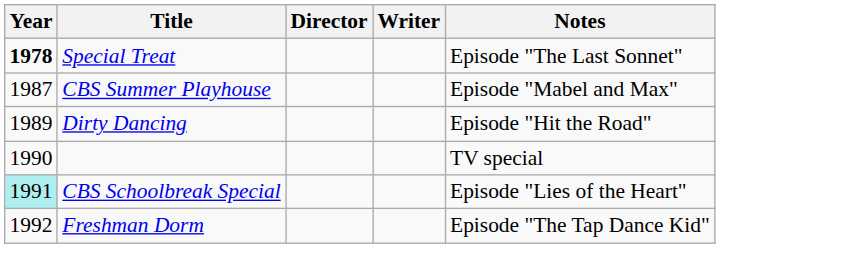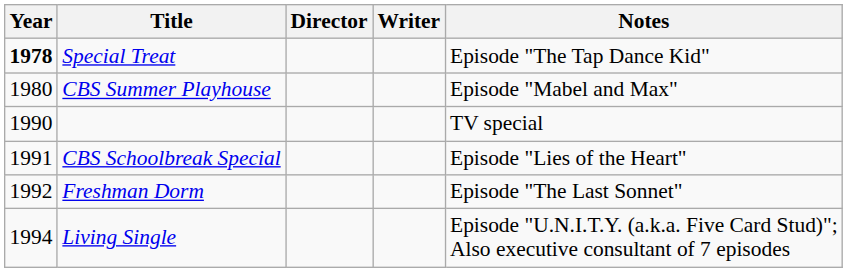(566, 55) Episode "The Last Sonnet" -> (580, 55) Episode "The Tap Dance Kid"
(31, 89) 1987 -> (31, 89) 1980
- row: (125, 123)
(31, 191) paleturquoise background -> (31, 157) no background
(580, 225) Episode "The Tap Dance Kid" -> (566, 191) Episode "The Last Sonnet"
+ row: (119, 237)
